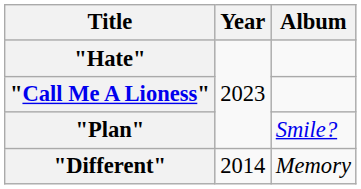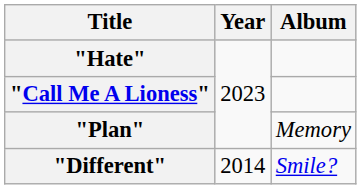(306, 129) Smile? -> (313, 129) Memory
(313, 165) Memory -> (306, 165) Smile?
